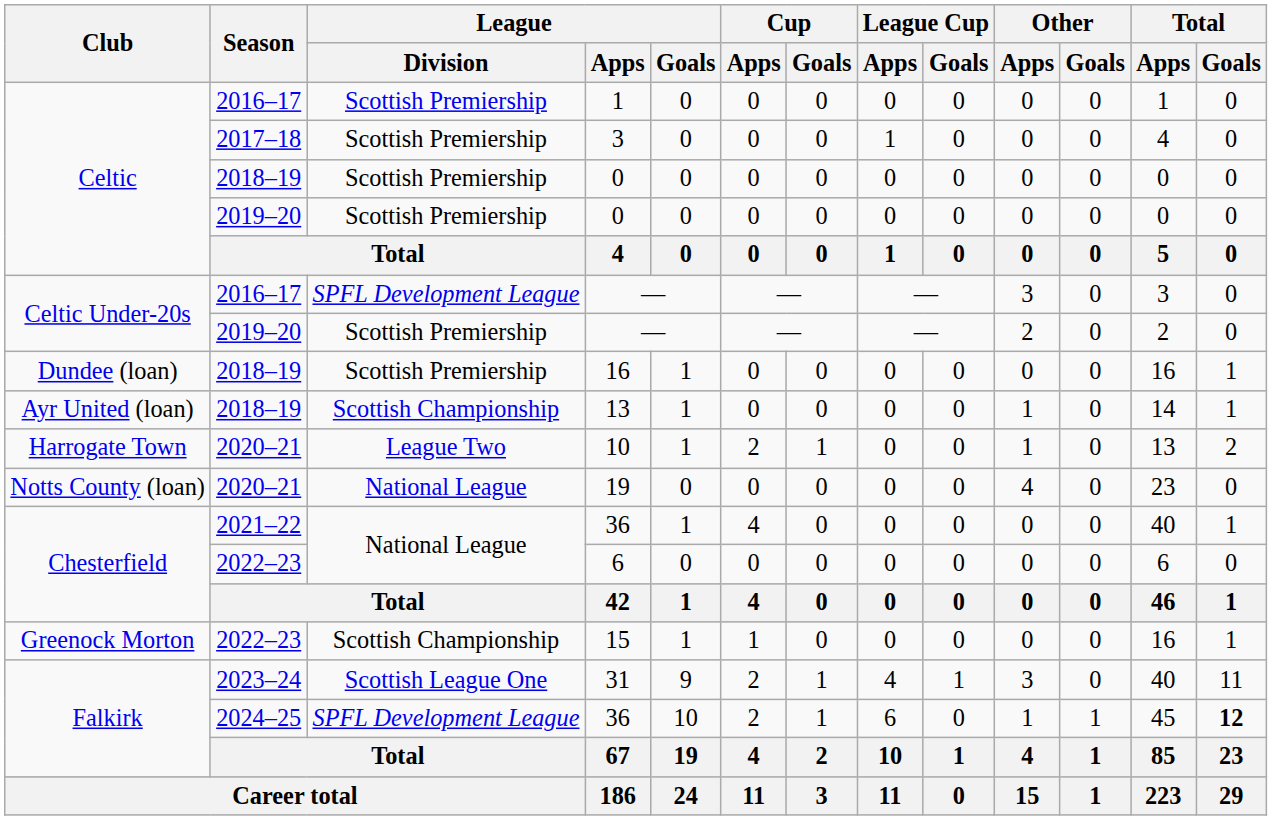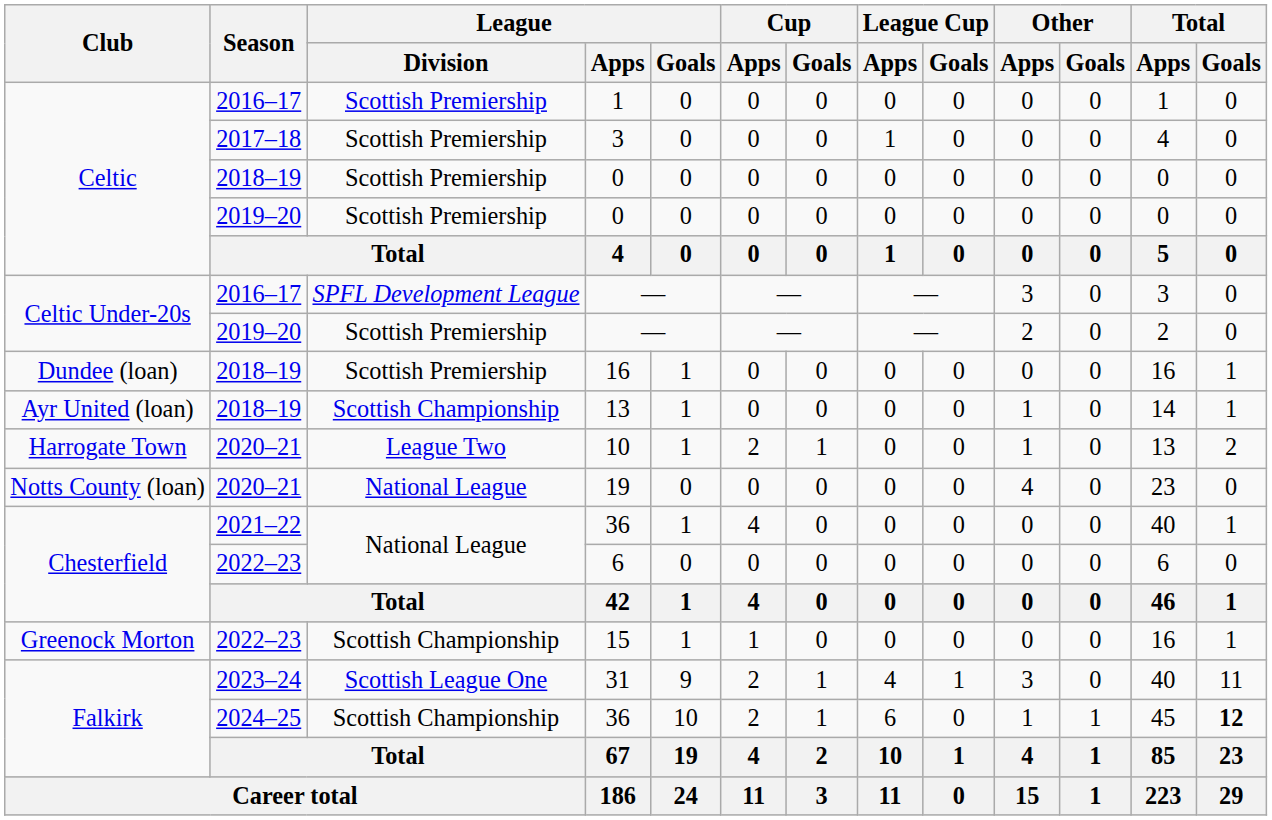(446, 718) SPFL Development League -> (446, 718) Scottish Championship
